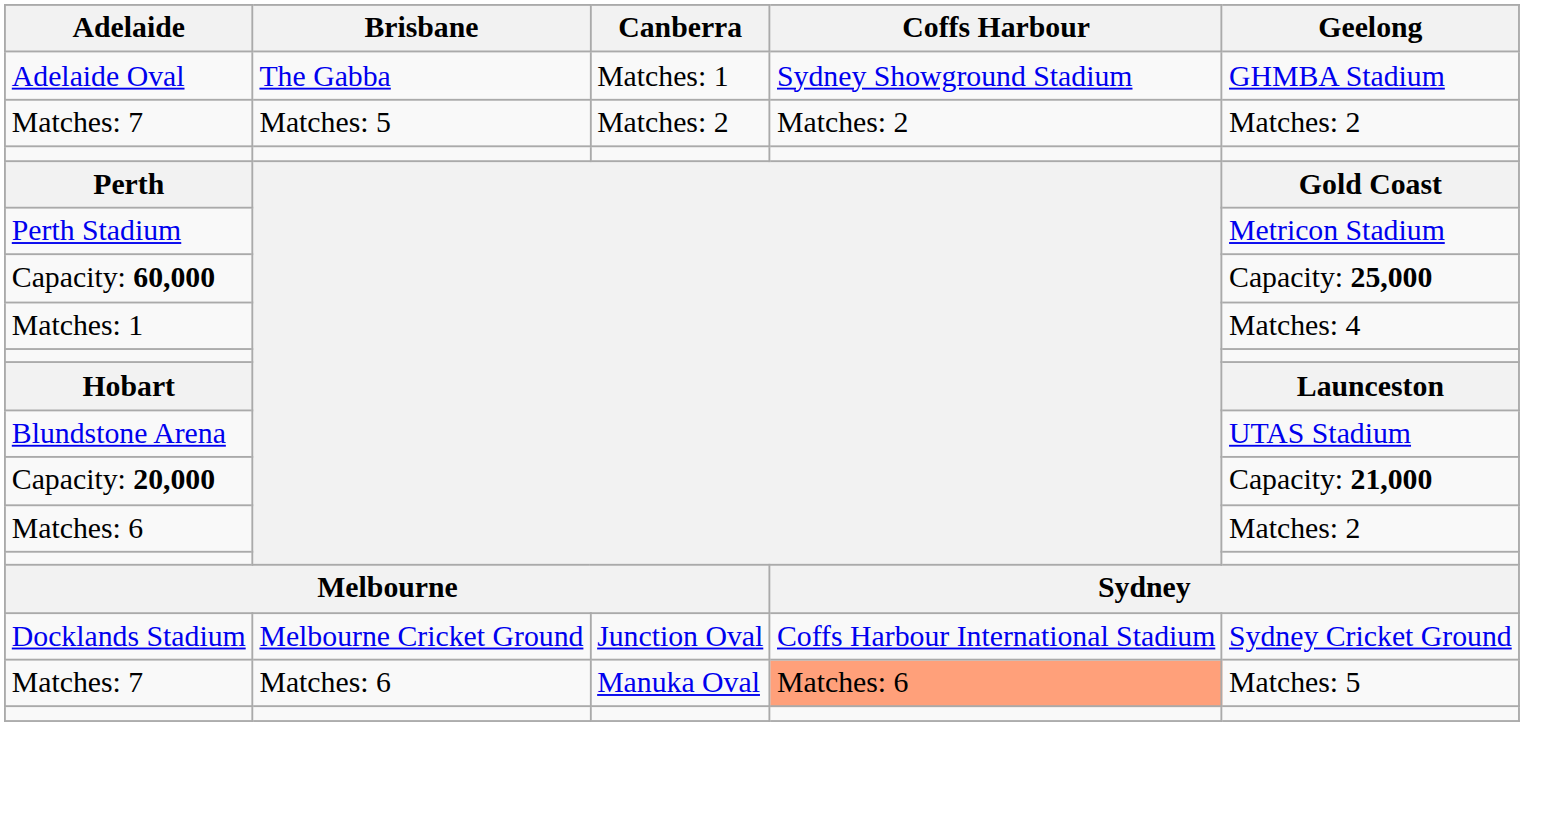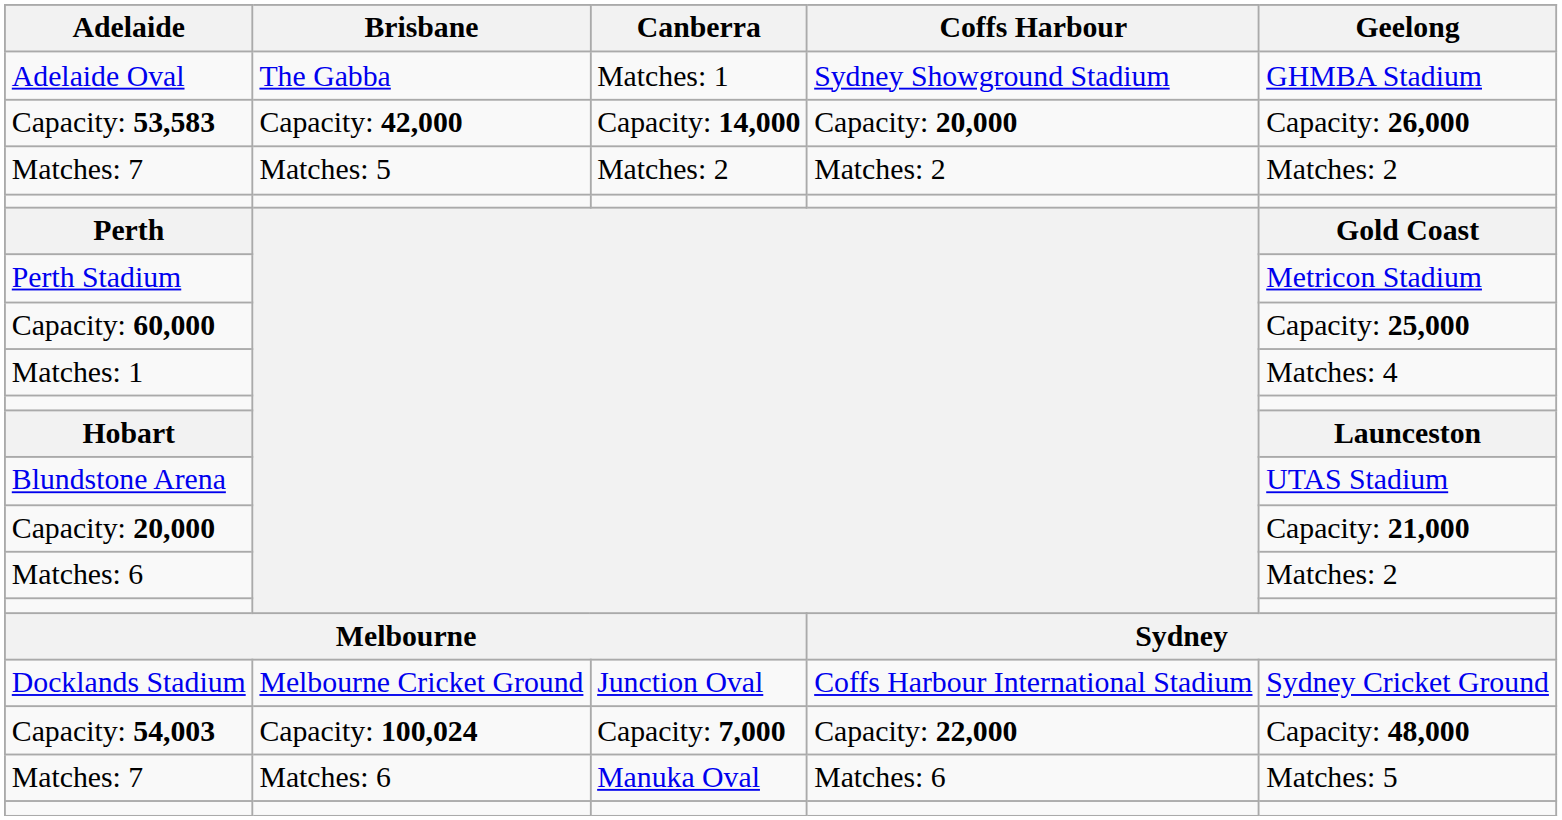+ row: (113, 122)
+ row: (113, 730)
(843, 682) lightsalmon background -> (880, 777) no background
